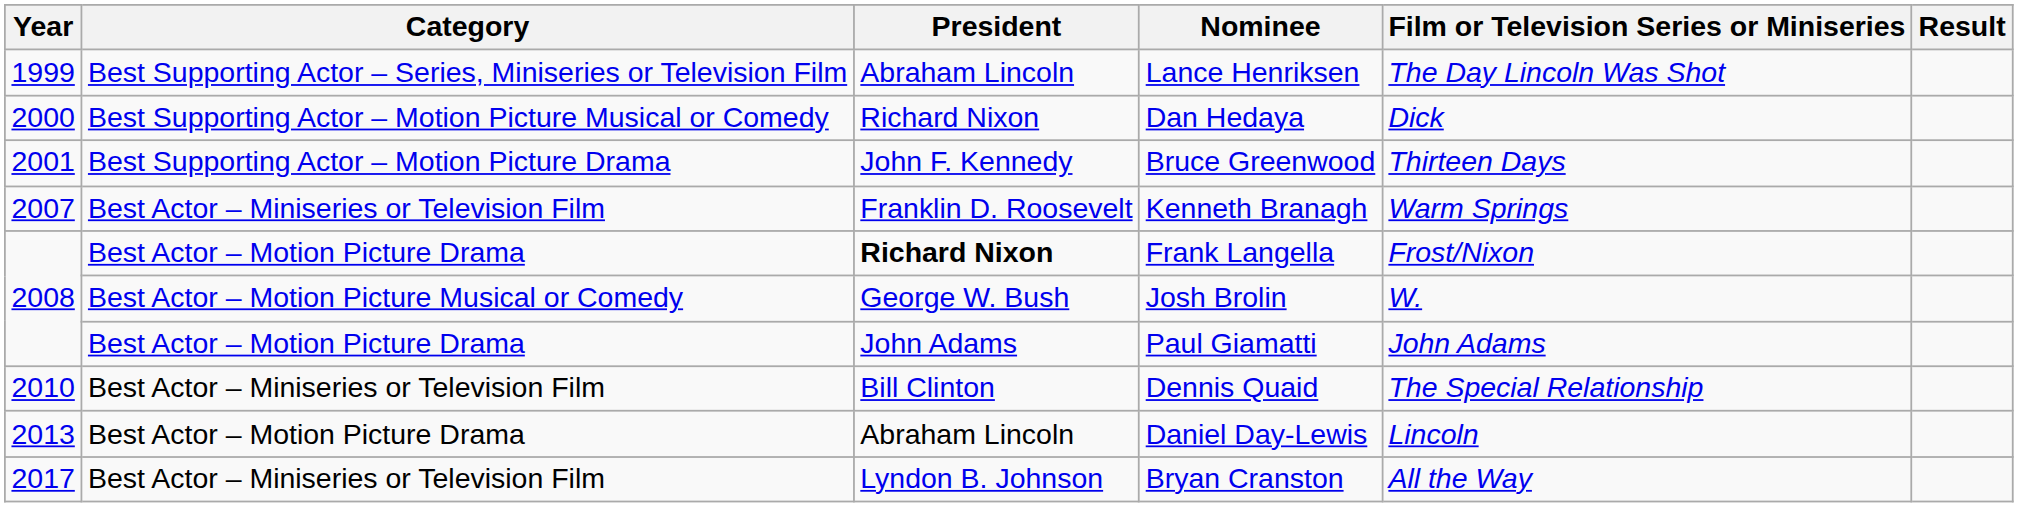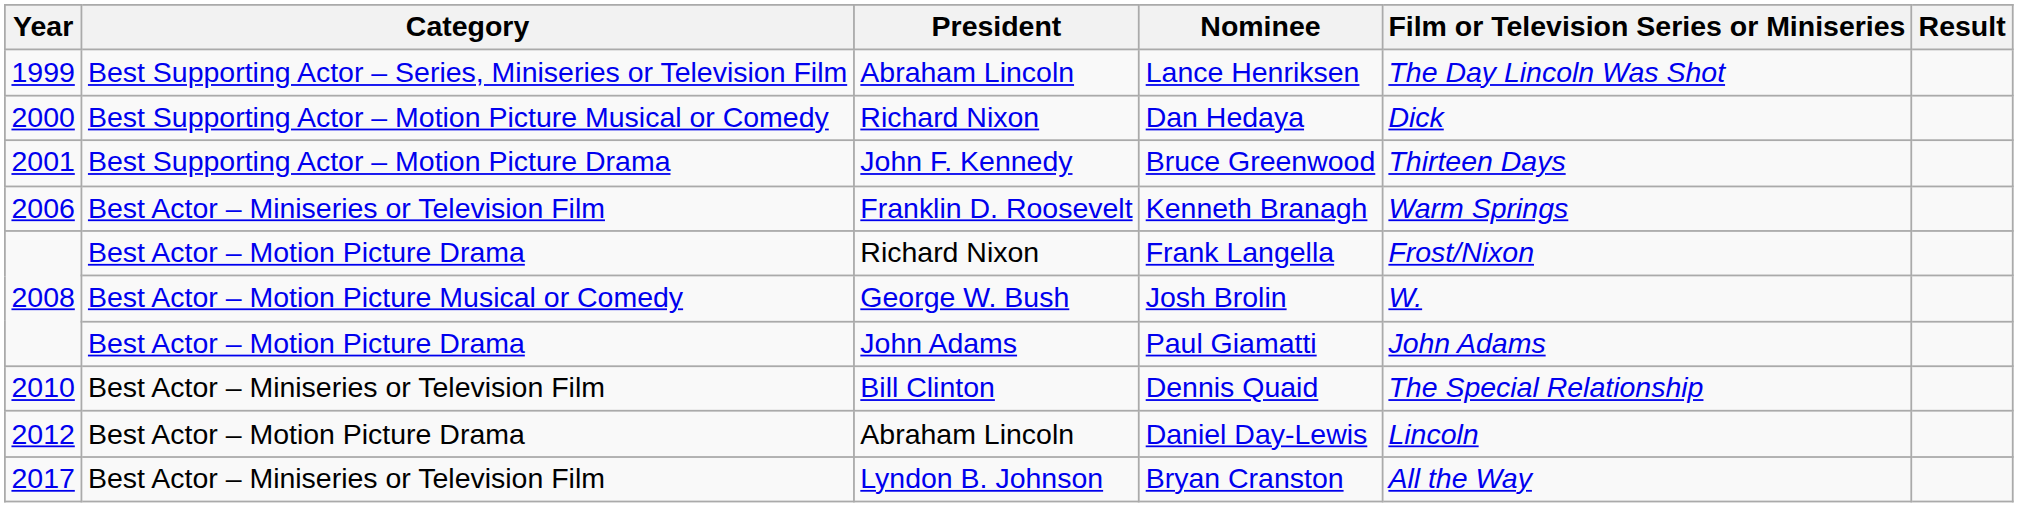(43, 207) 2007 -> (43, 207) 2006
(957, 252) bold -> (950, 252) normal
(43, 433) 2013 -> (43, 433) 2012
